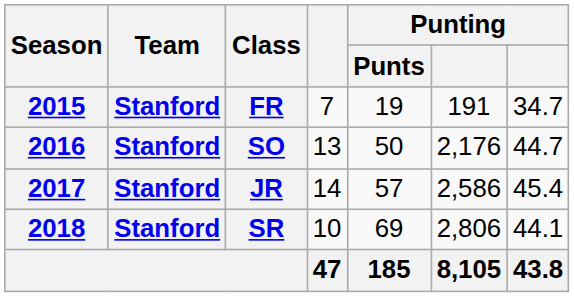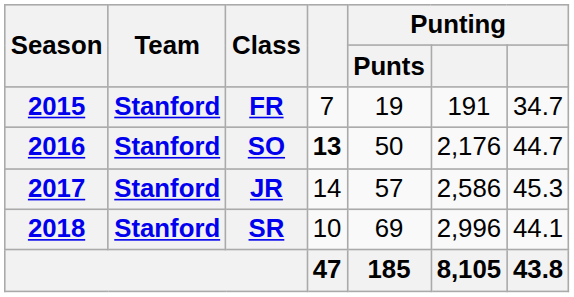(327, 147) normal -> (327, 147) bold
(538, 188) 45.4 -> (538, 188) 45.3
(469, 229) 2,806 -> (469, 229) 2,996
